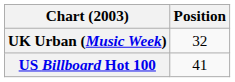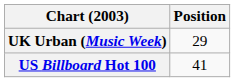(200, 40) 32 -> (200, 40) 29
